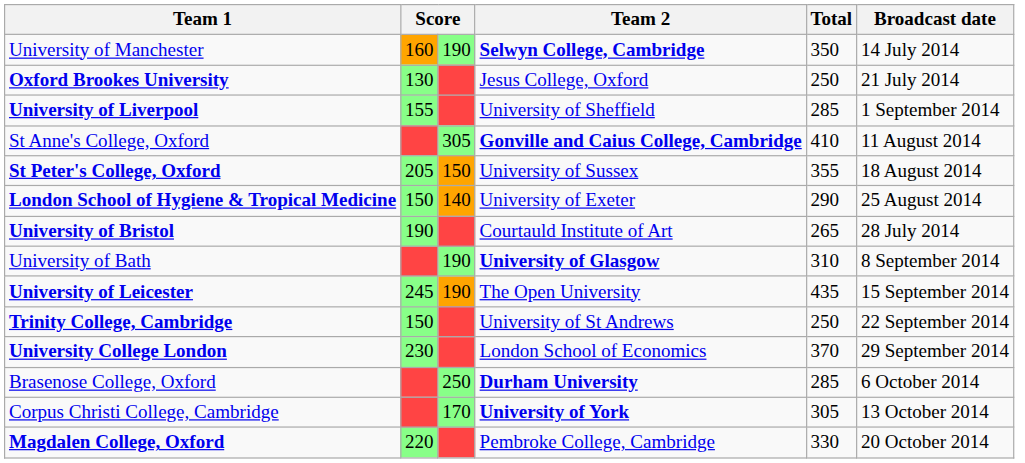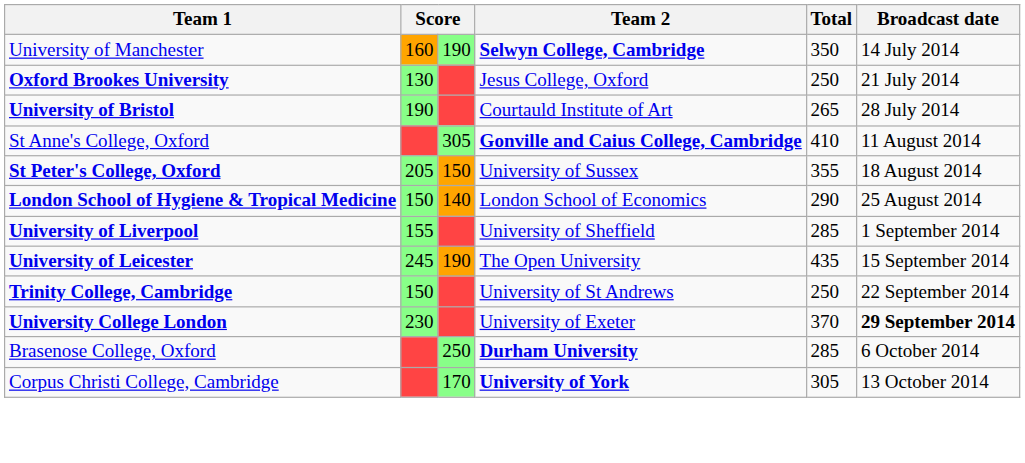rows swapped: (91, 230) <-> (104, 110)
(557, 200) University of Exeter -> (593, 200) London School of Economics
- row: (80, 261)
(593, 351) London School of Economics -> (557, 321) University of Exeter
(935, 351) normal -> (938, 321) bold
- row: (117, 442)
